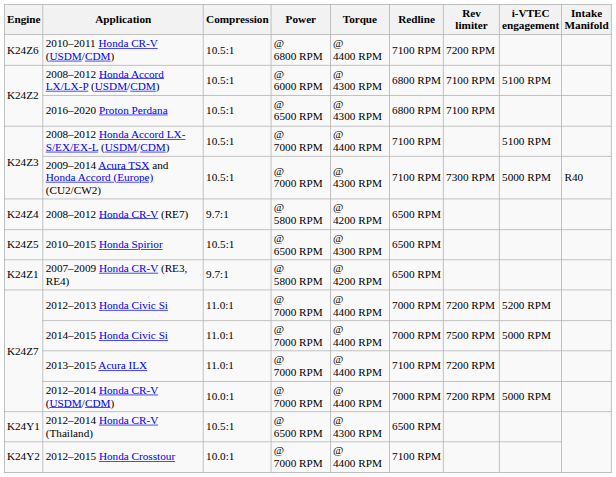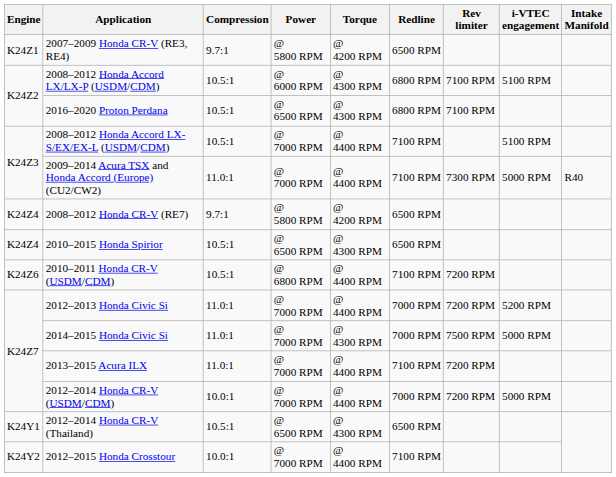rows swapped: (117, 275) <-> (102, 50)
(220, 177) 10.5:1 -> (220, 177) 11.0:1
(357, 177) @ 4300 RPM -> (357, 177) @ 4400 RPM
(23, 244) K24Z5 -> (23, 244) K24Z4
(357, 335) @ 4400 RPM -> (357, 335) @ 4300 RPM
